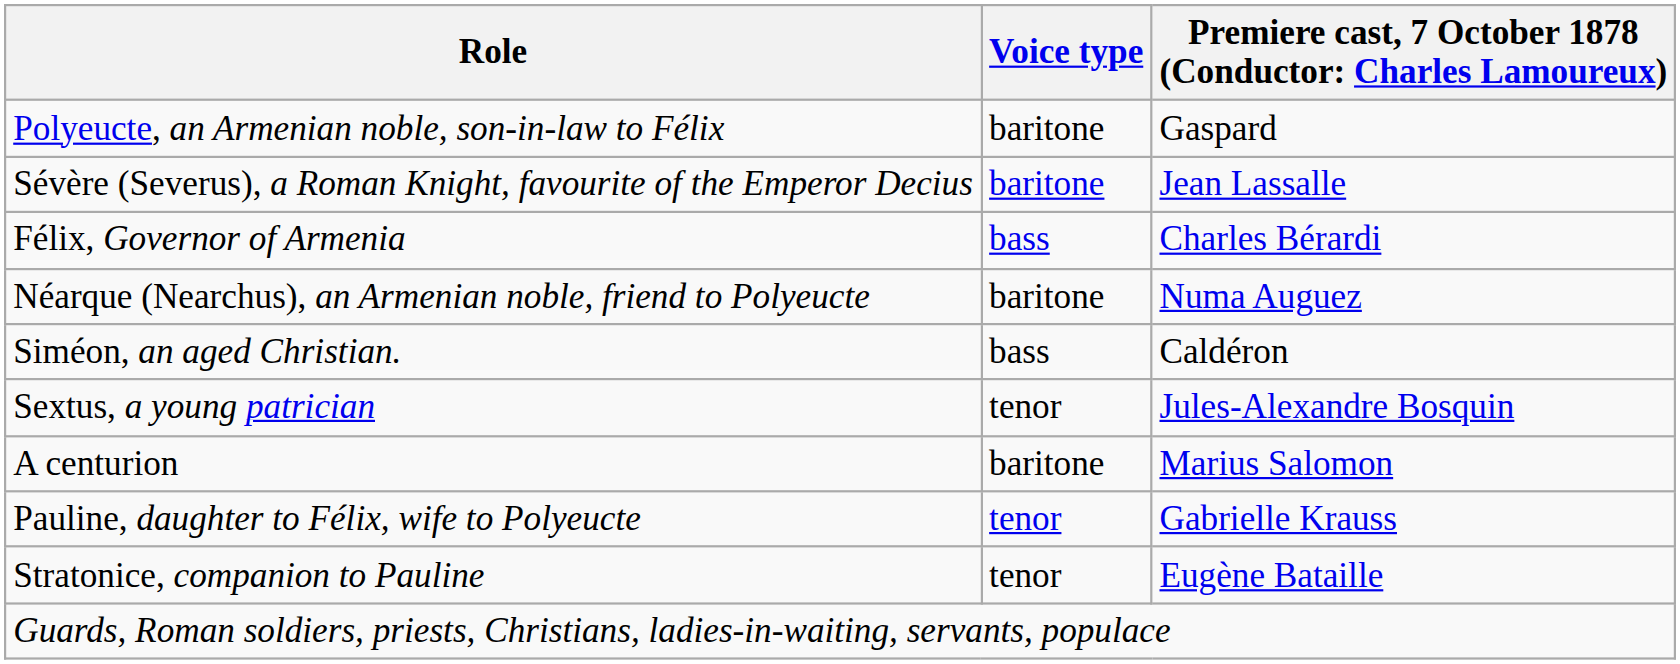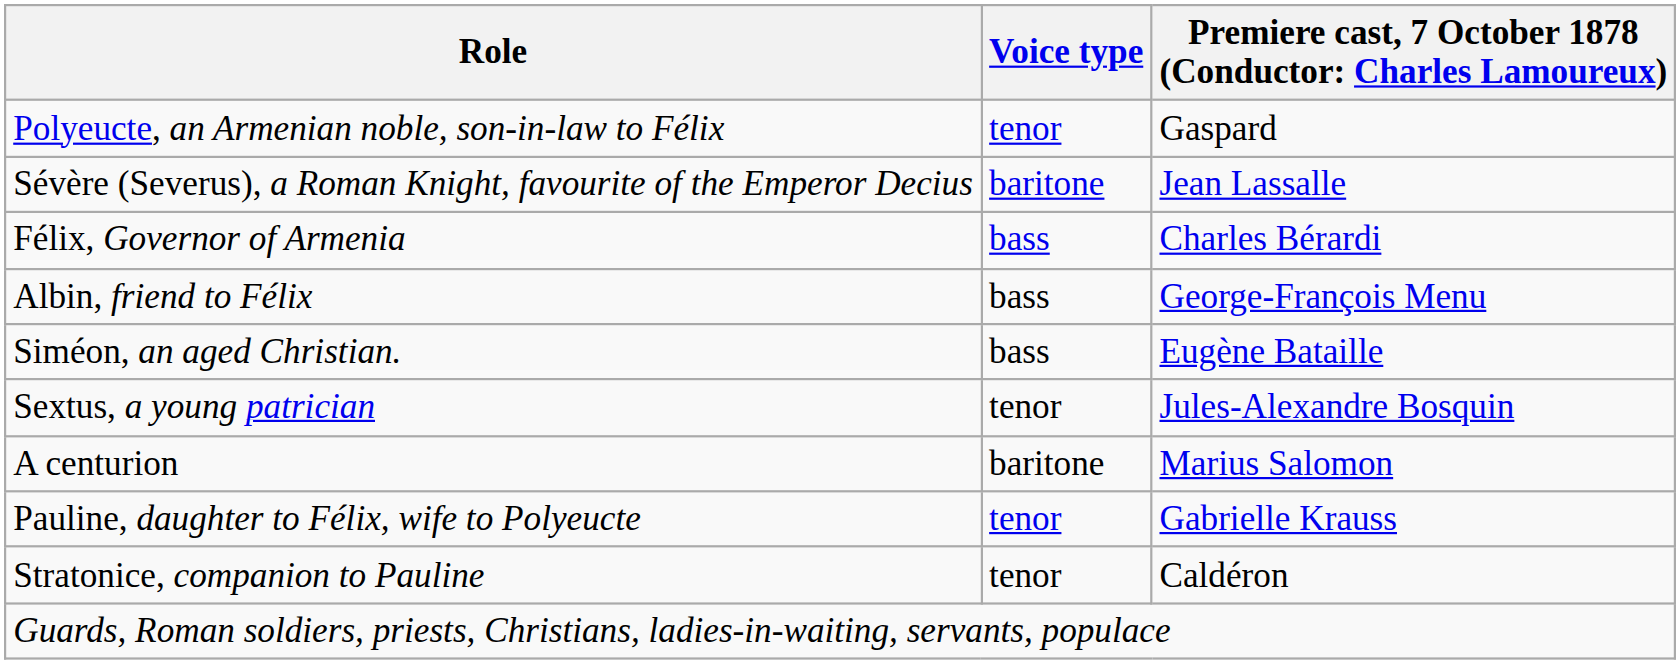(1047, 127) baritone -> (1025, 127) tenor
- row: (442, 295)
+ row: (163, 295)
(1224, 351) Caldéron -> (1271, 351) Eugène Bataille
(1271, 574) Eugène Bataille -> (1224, 574) Caldéron
